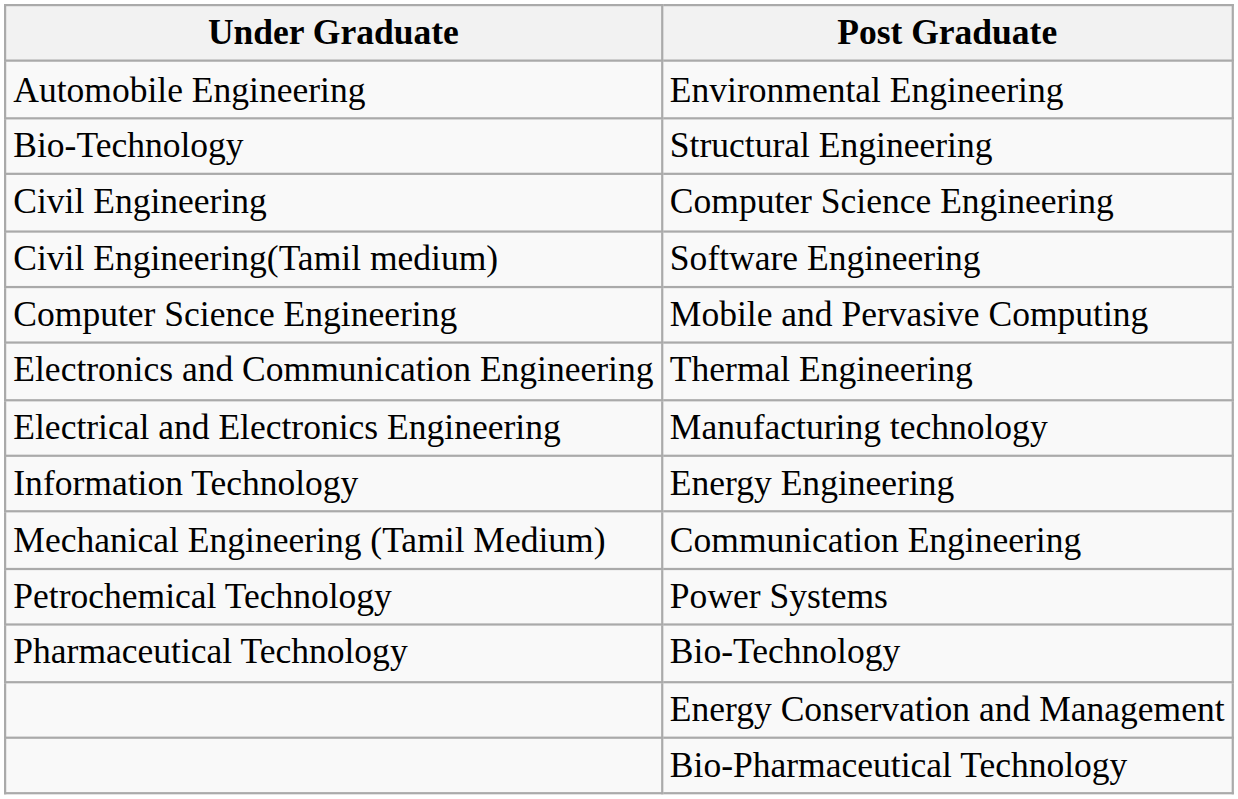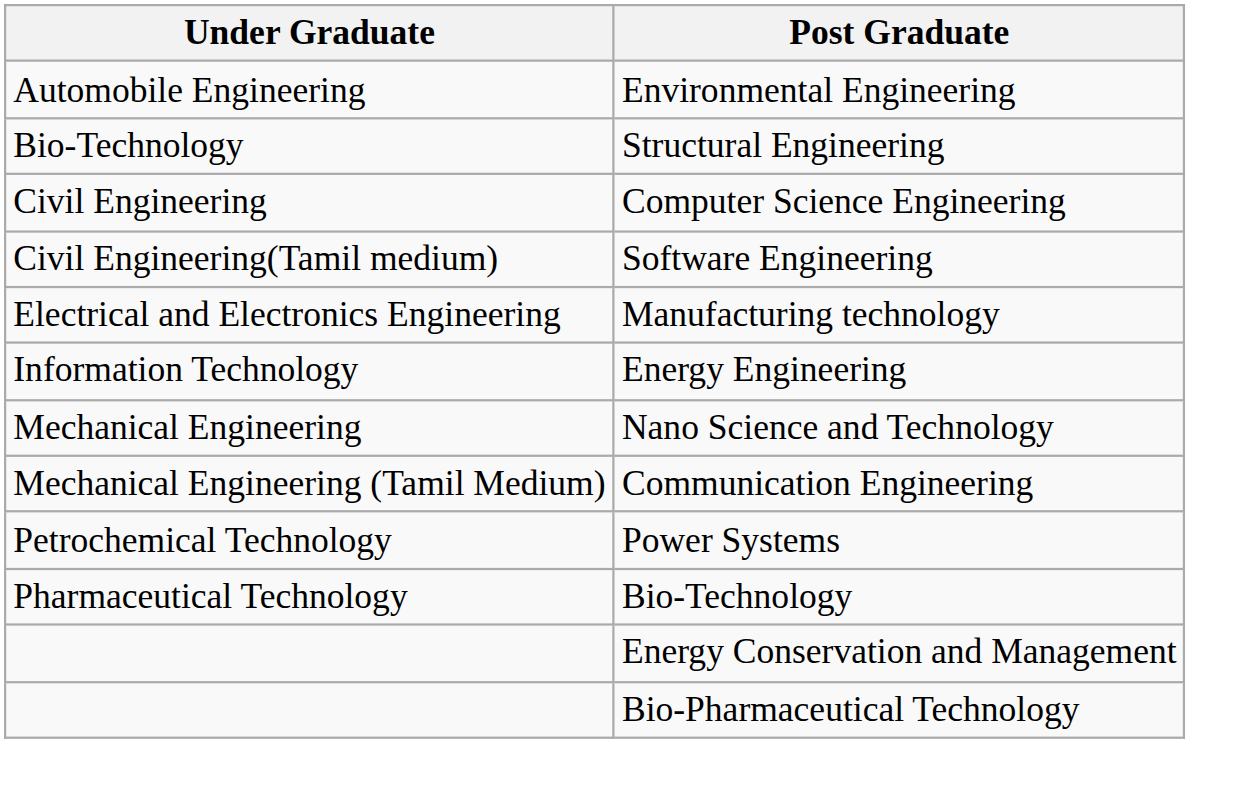- row: (909, 314)
- row: (821, 370)
+ row: (838, 426)
